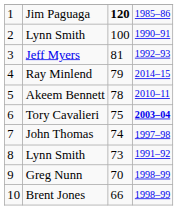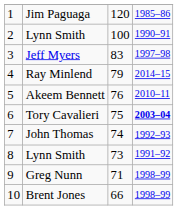(120, 14) bold -> (120, 14) normal
(117, 54) 81 -> (117, 54) 83
(153, 54) 1992–93 -> (153, 54) 1997–98
(117, 94) 78 -> (117, 94) 76
(153, 134) 1997–98 -> (153, 134) 1992–93
(117, 174) 70 -> (117, 174) 71
